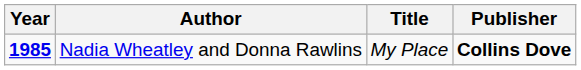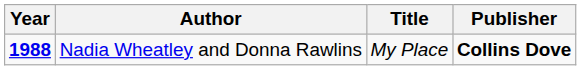(30, 49) 1985 -> (30, 49) 1988
